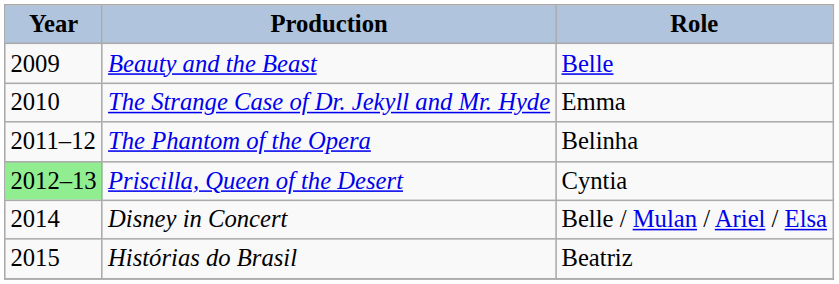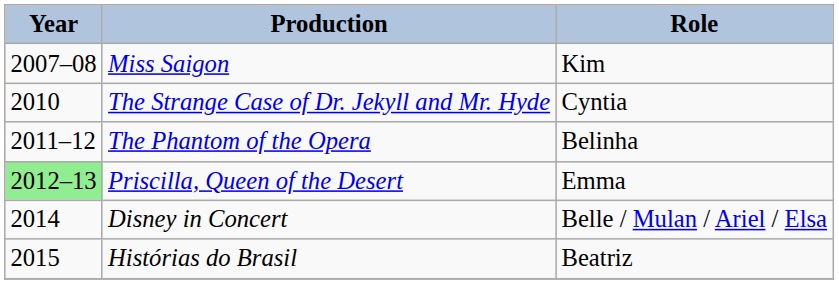+ row: (169, 63)
- row: (212, 63)
(594, 102) Emma -> (594, 102) Cyntia
(594, 180) Cyntia -> (594, 180) Emma
